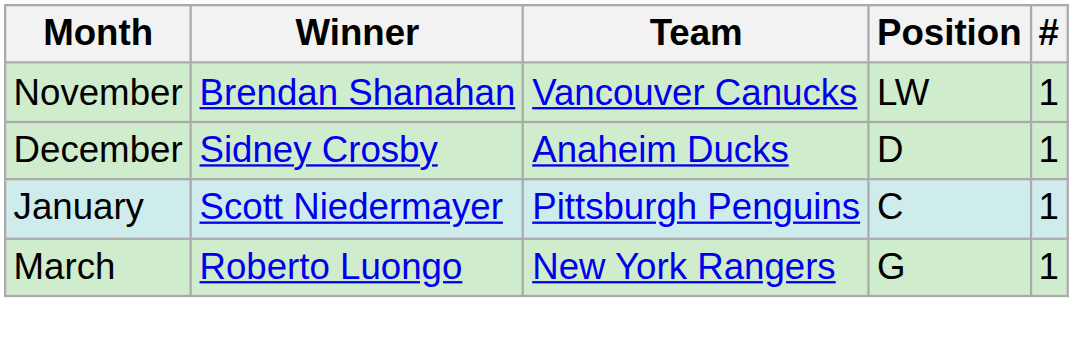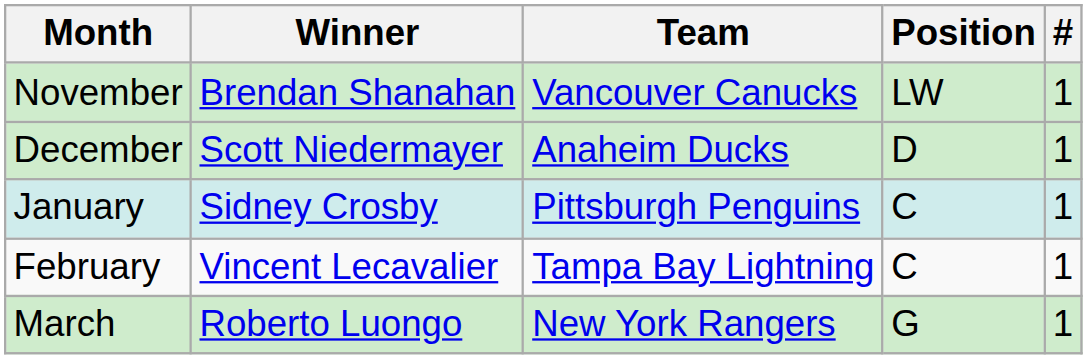(319, 149) Sidney Crosby -> (351, 149) Scott Niedermayer
(351, 207) Scott Niedermayer -> (319, 207) Sidney Crosby
+ row: (87, 265)
